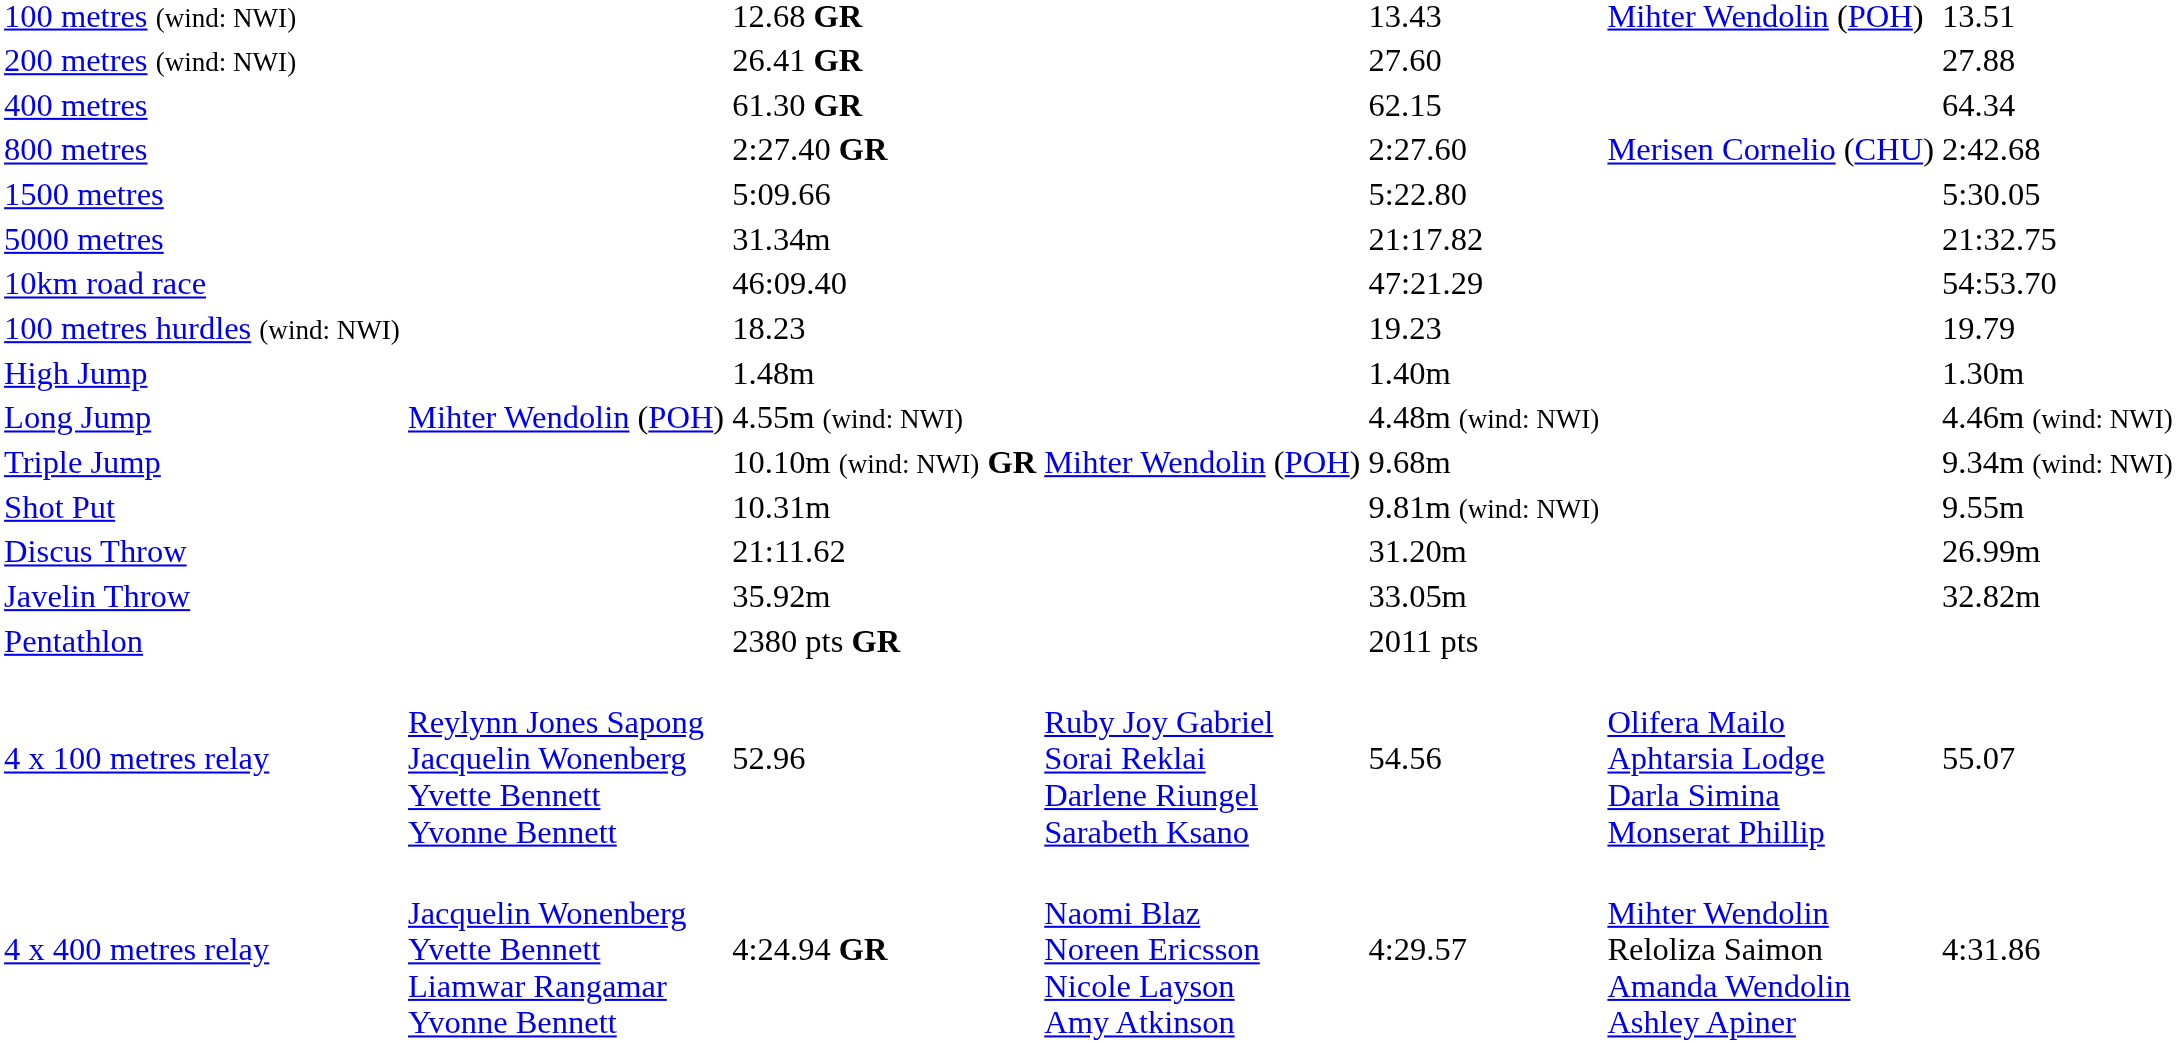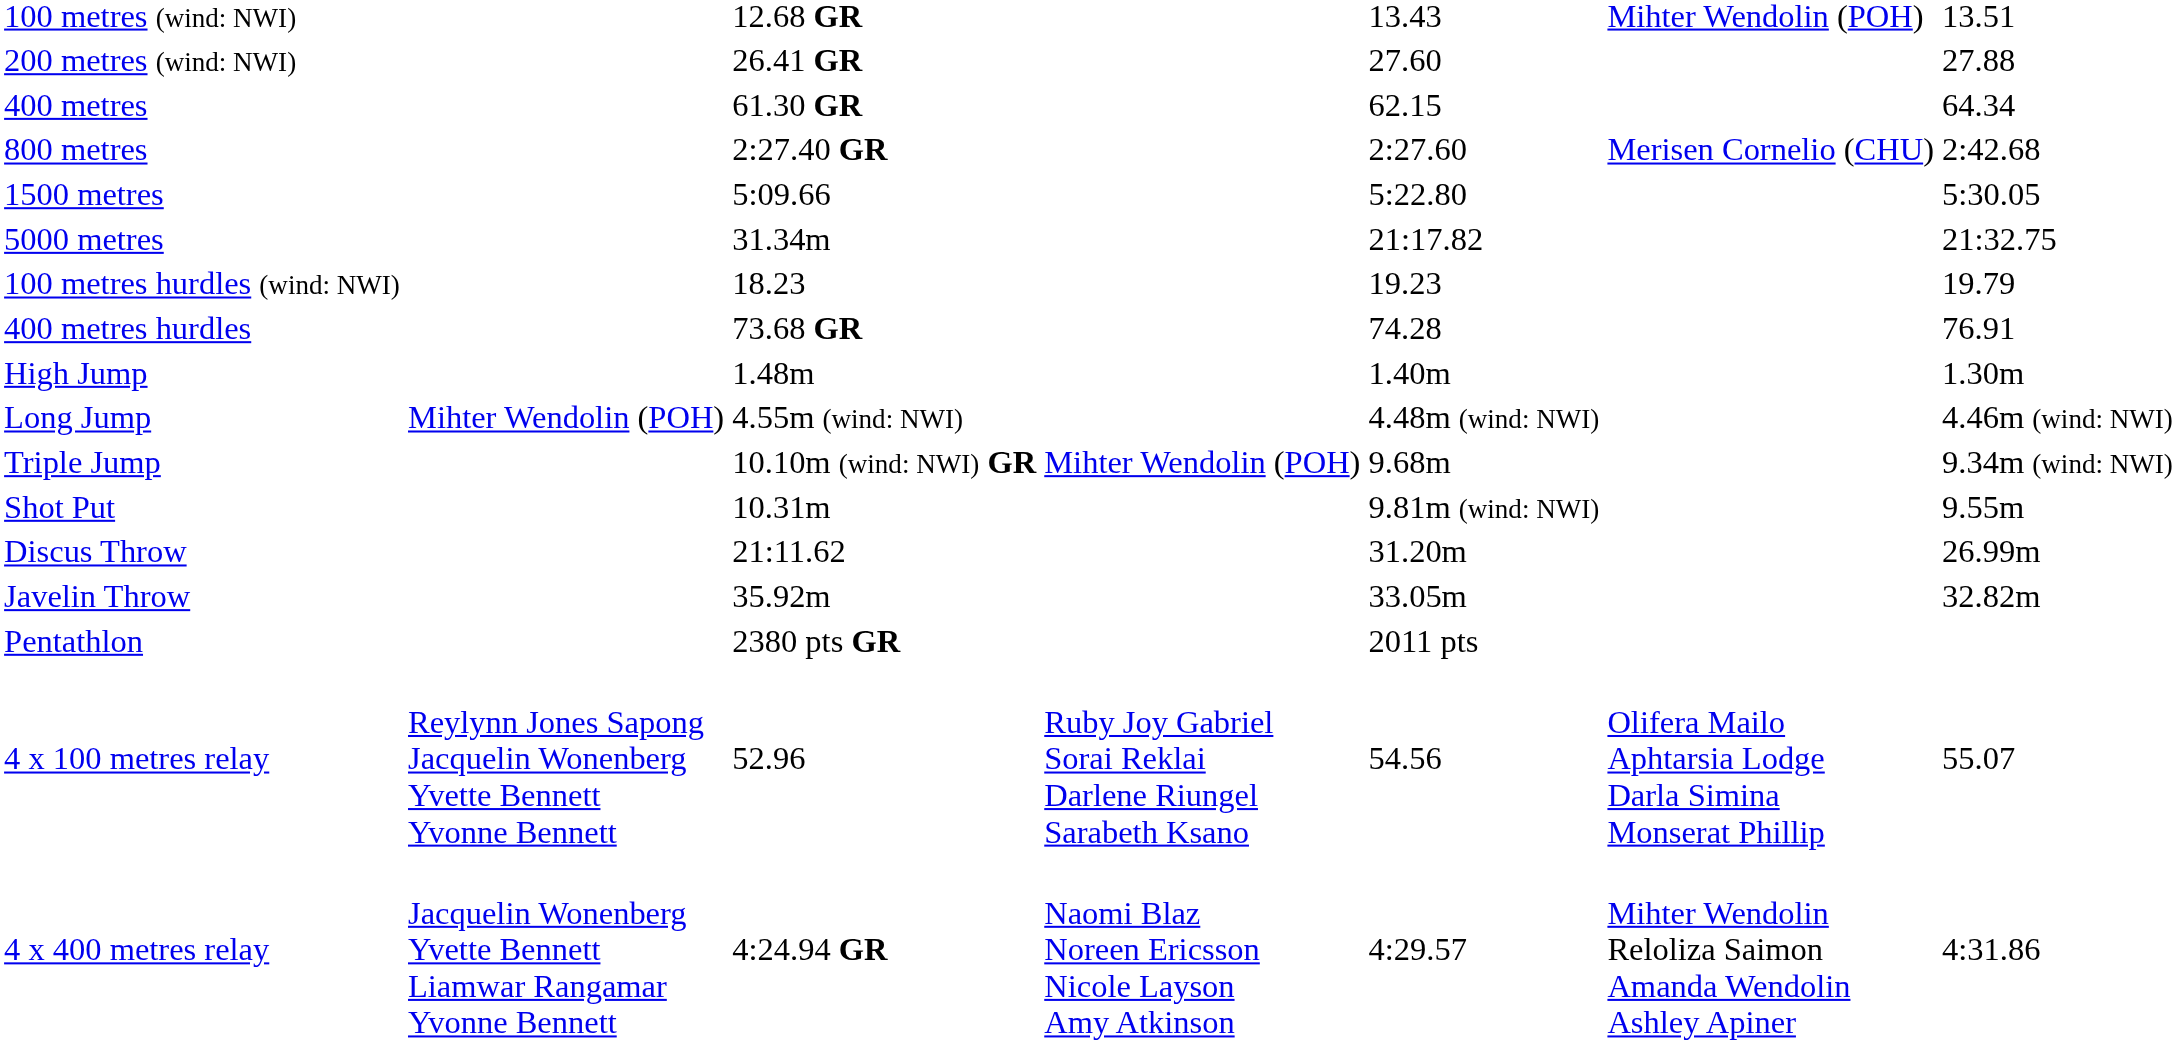- row: (105, 283)
+ row: (128, 328)
